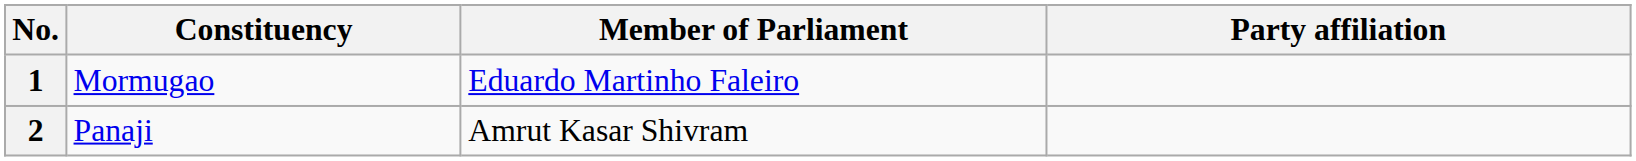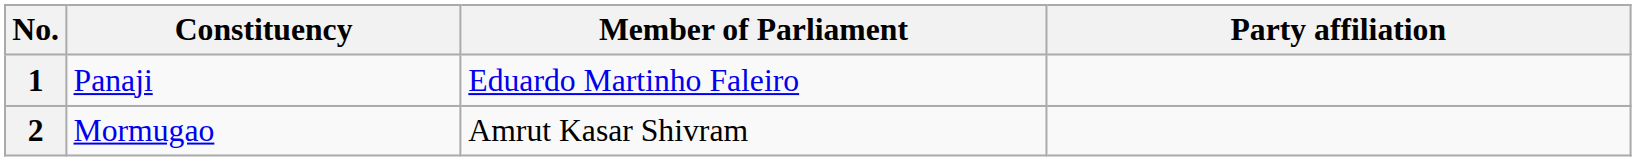(144, 79) Mormugao -> (113, 79) Panaji
(113, 130) Panaji -> (144, 130) Mormugao
